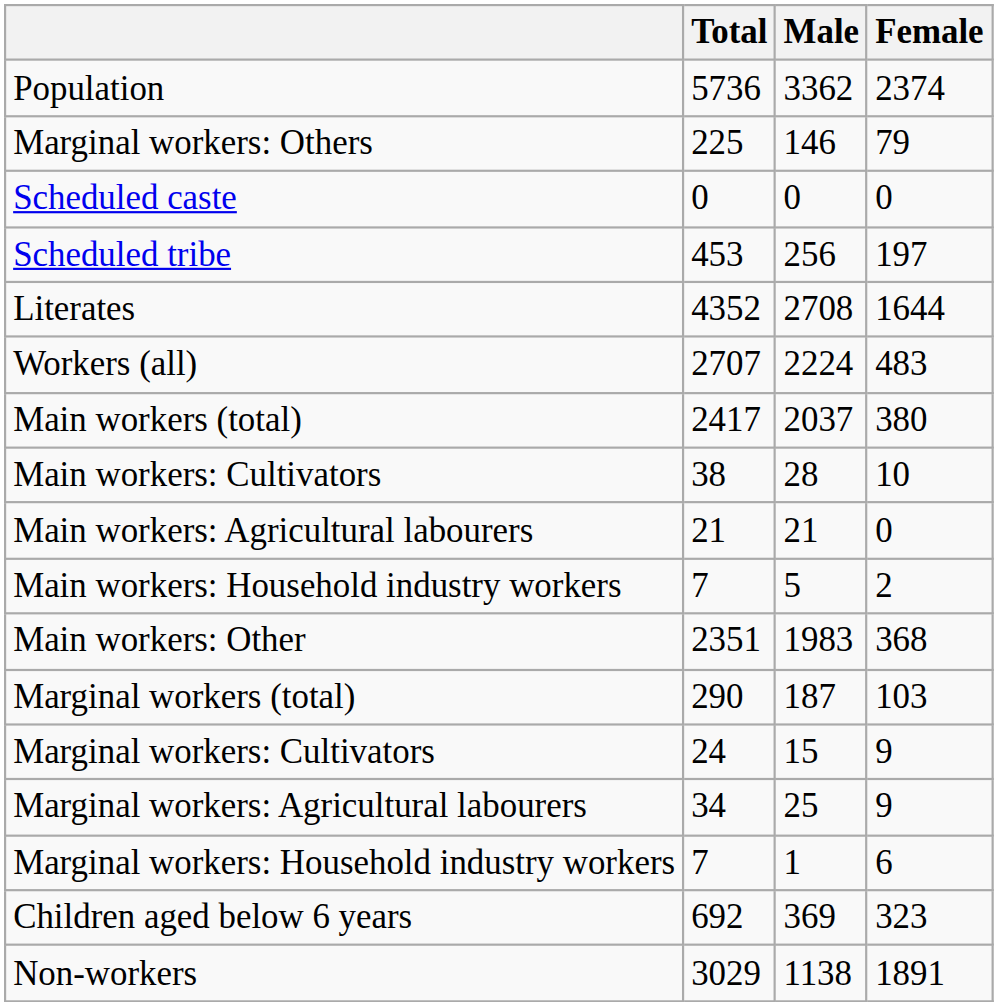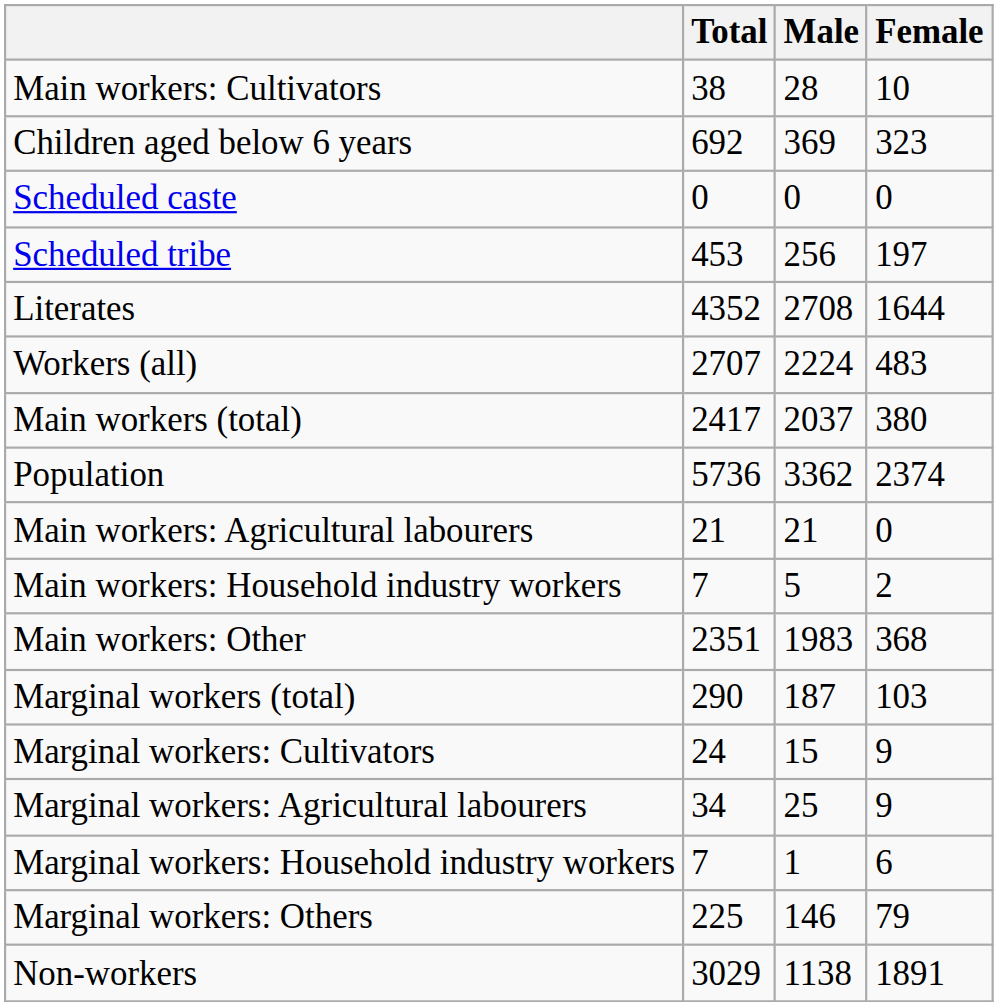rows swapped: (89, 87) <-> (197, 474)
rows swapped: (213, 917) <-> (193, 142)
